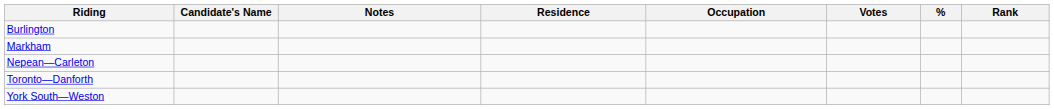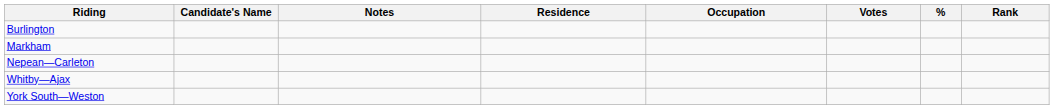- row: (50, 79)
+ row: (38, 79)
